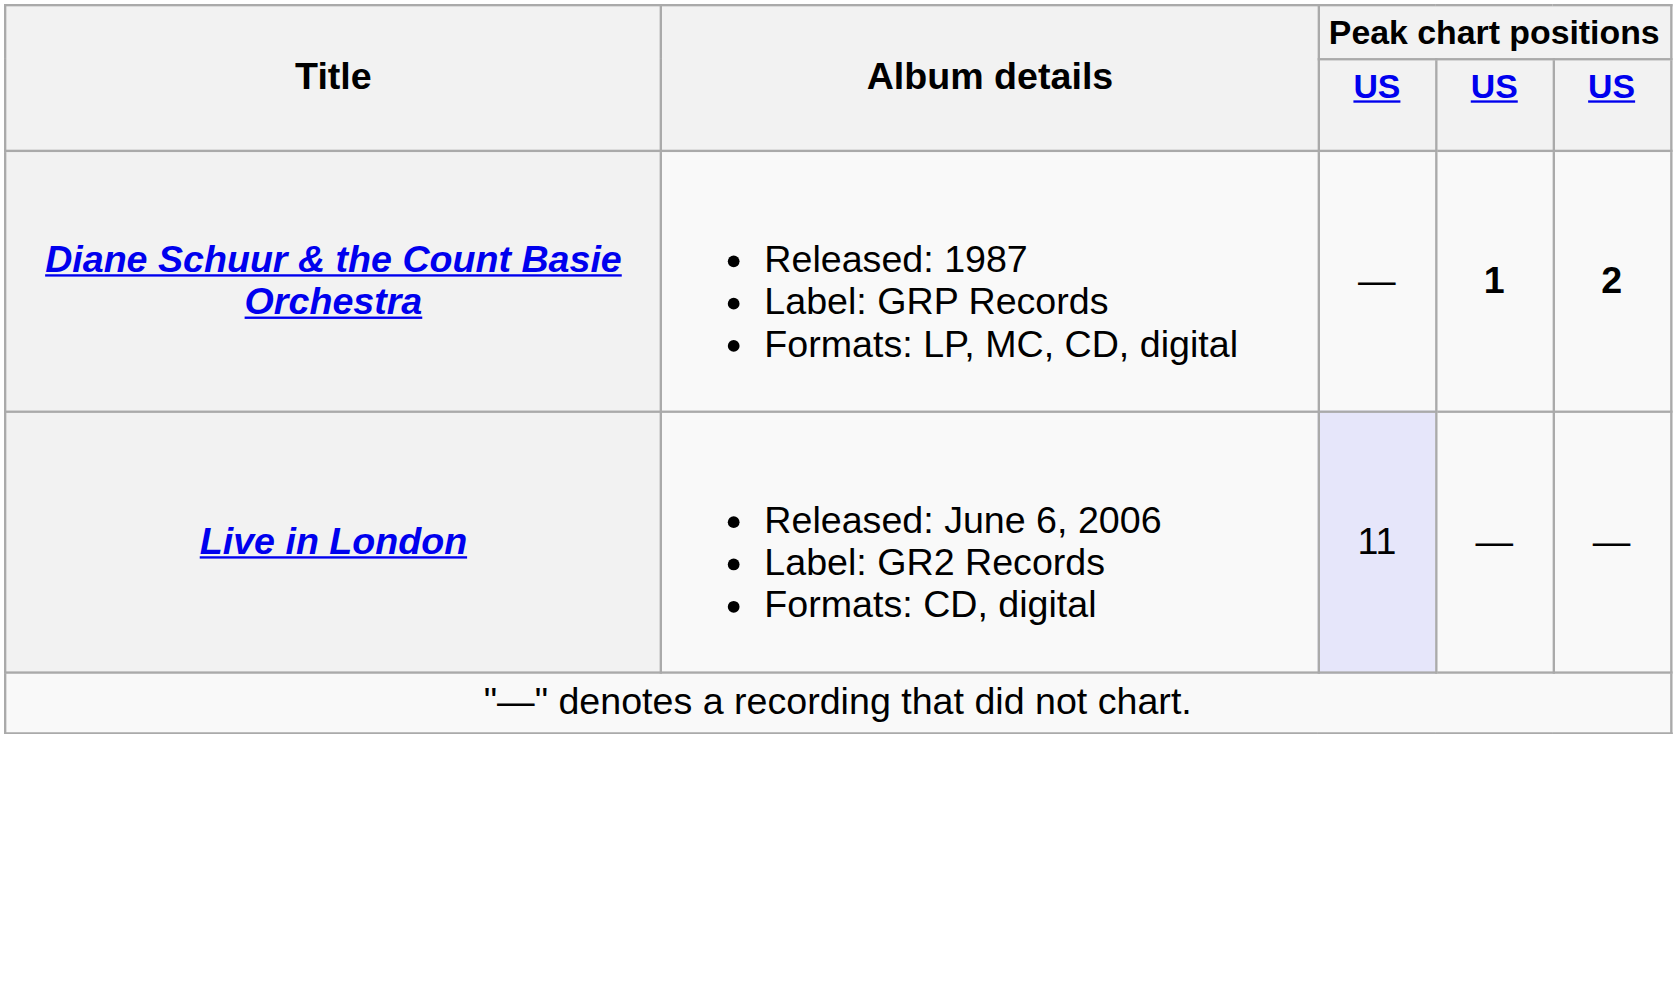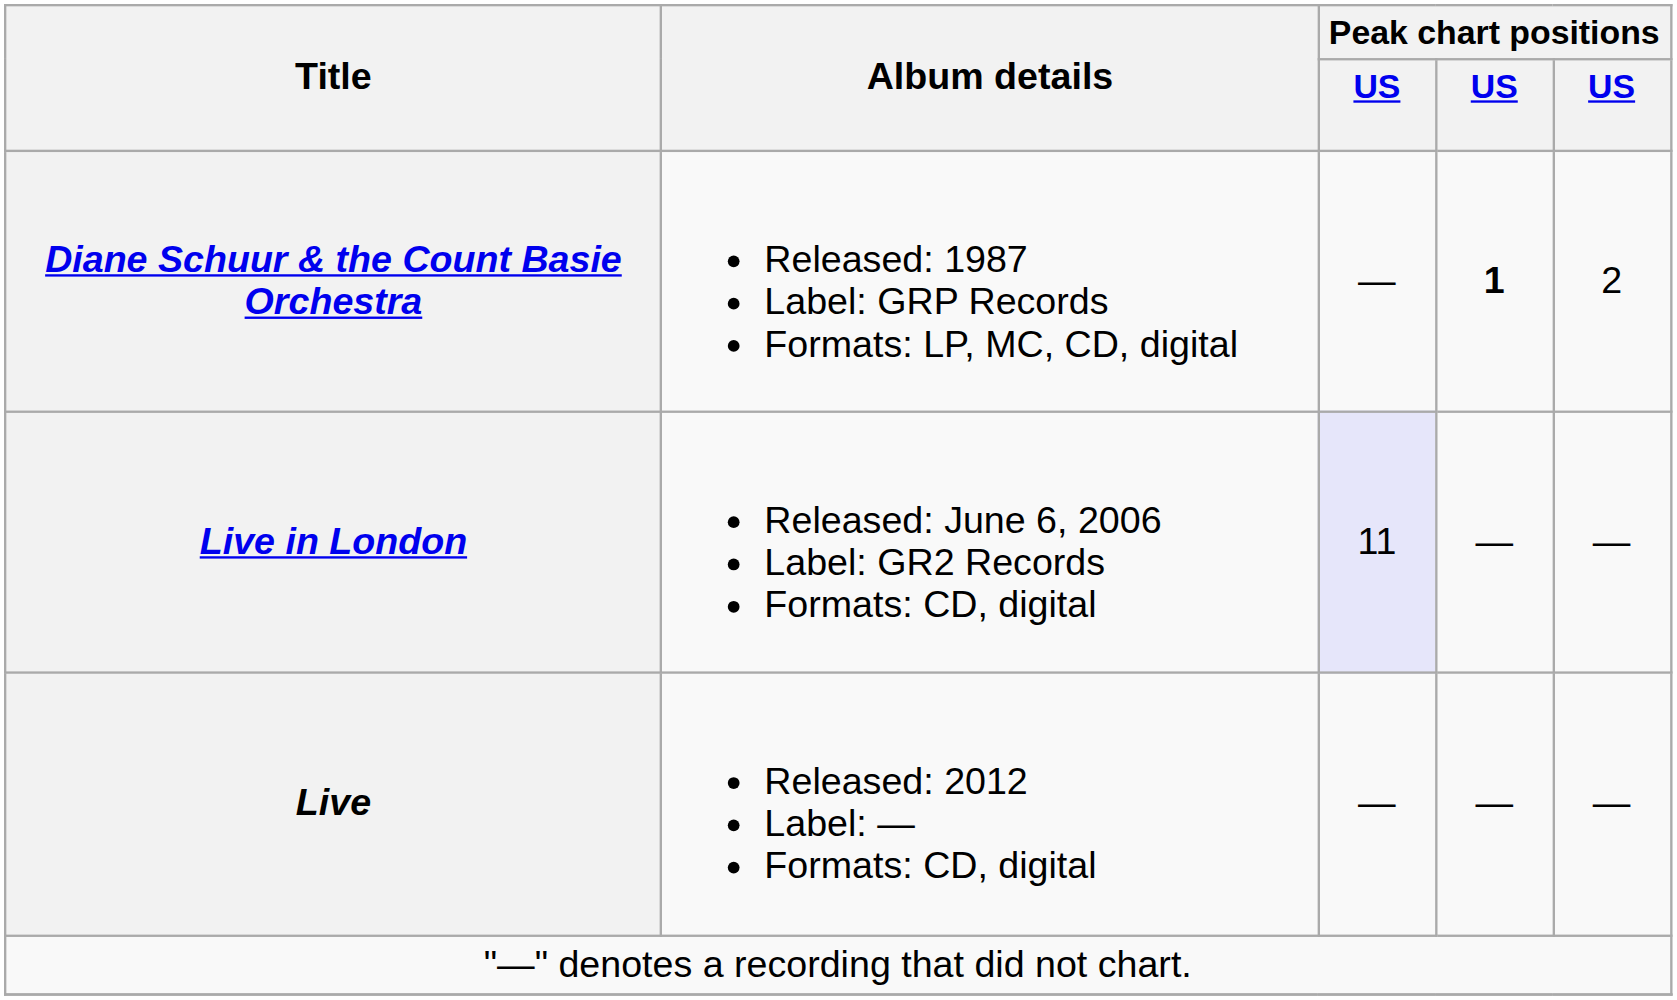(1612, 279) bold -> (1612, 279) normal
+ row: (333, 803)
